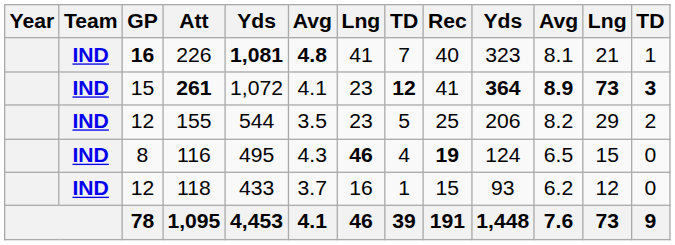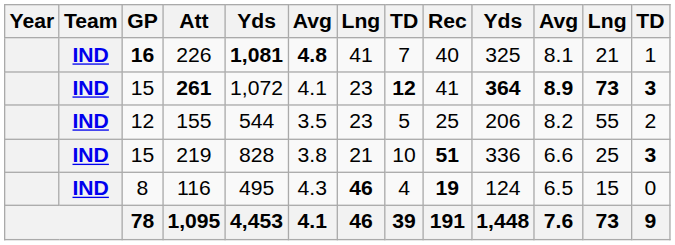(503, 54) 323 -> (503, 54) 325
(607, 121) 29 -> (607, 121) 55
+ row: (194, 155)
- row: (194, 188)
